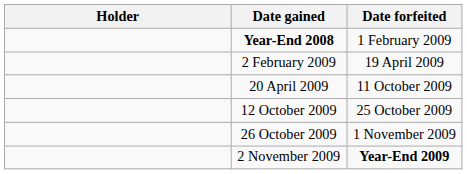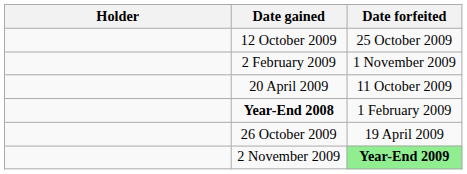rows swapped: (289, 40) <-> (289, 110)
(404, 63) 19 April 2009 -> (404, 63) 1 November 2009
(404, 134) 1 November 2009 -> (404, 134) 19 April 2009
(404, 157) no background -> (404, 157) lightgreen background
